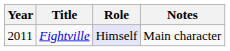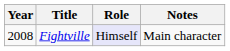(20, 35) 2011 -> (20, 35) 2008
